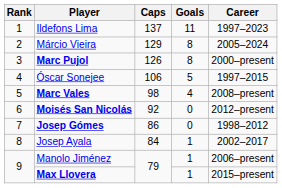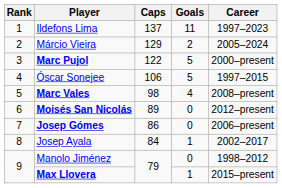(190, 45) 8 -> (190, 45) 2
(153, 61) 126 -> (153, 61) 122
(190, 61) 8 -> (190, 61) 5
(153, 110) 92 -> (153, 110) 89
(243, 126) 1998–2012 -> (243, 126) 2006–present
(190, 158) 1 -> (190, 158) 0
(243, 158) 2006–present -> (243, 158) 1998–2012
